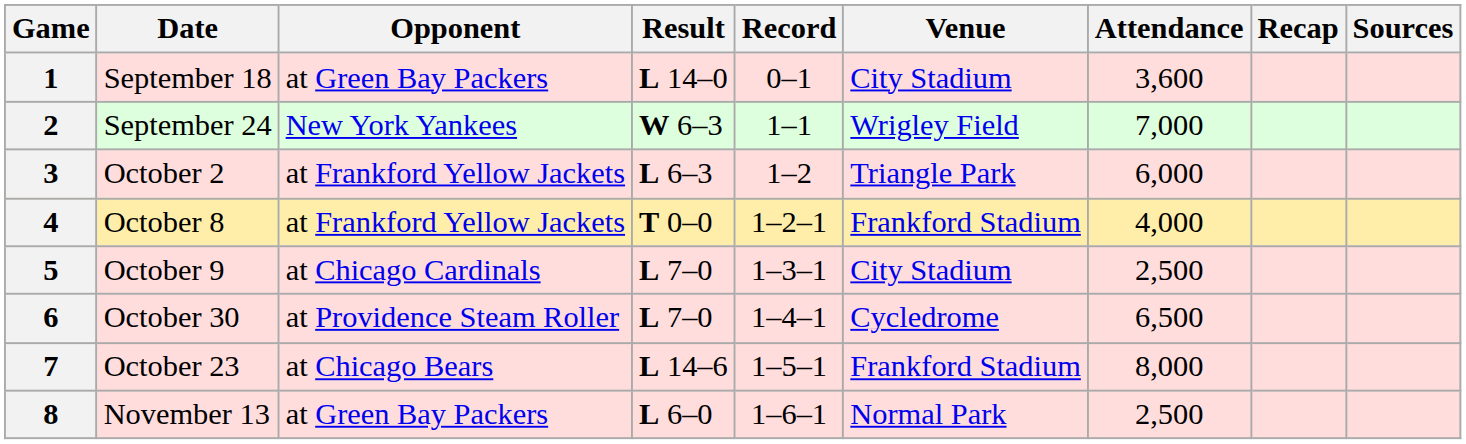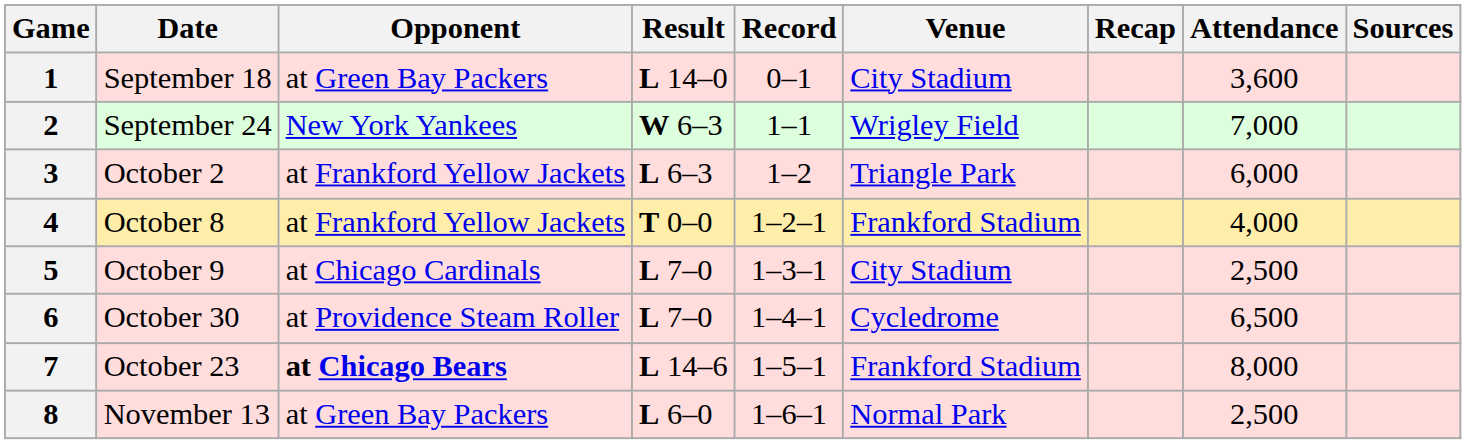columns swapped: (1169, 28) <-> (1298, 28)
(389, 366) normal -> (396, 366) bold
